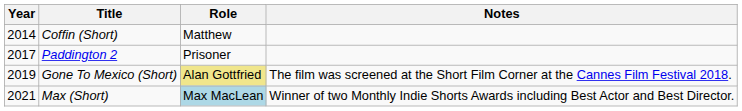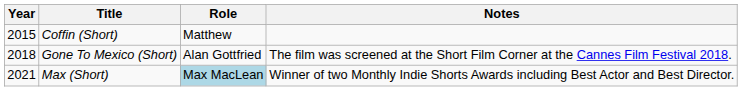(22, 34) 2014 -> (22, 34) 2015
- row: (79, 55)
(22, 75) 2019 -> (22, 55) 2018
(222, 75) khaki background -> (222, 55) no background
